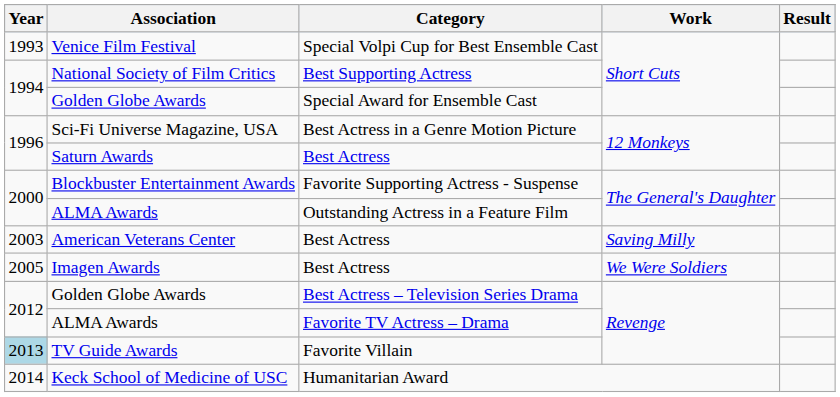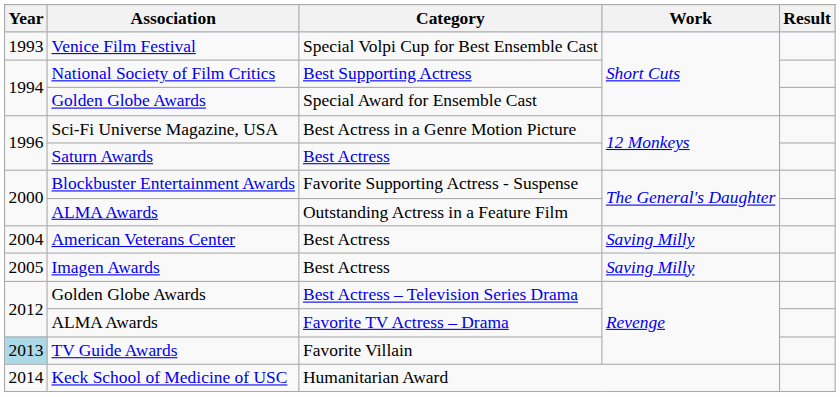(26, 239) 2003 -> (26, 239) 2004
(666, 267) We Were Soldiers -> (650, 267) Saving Milly
